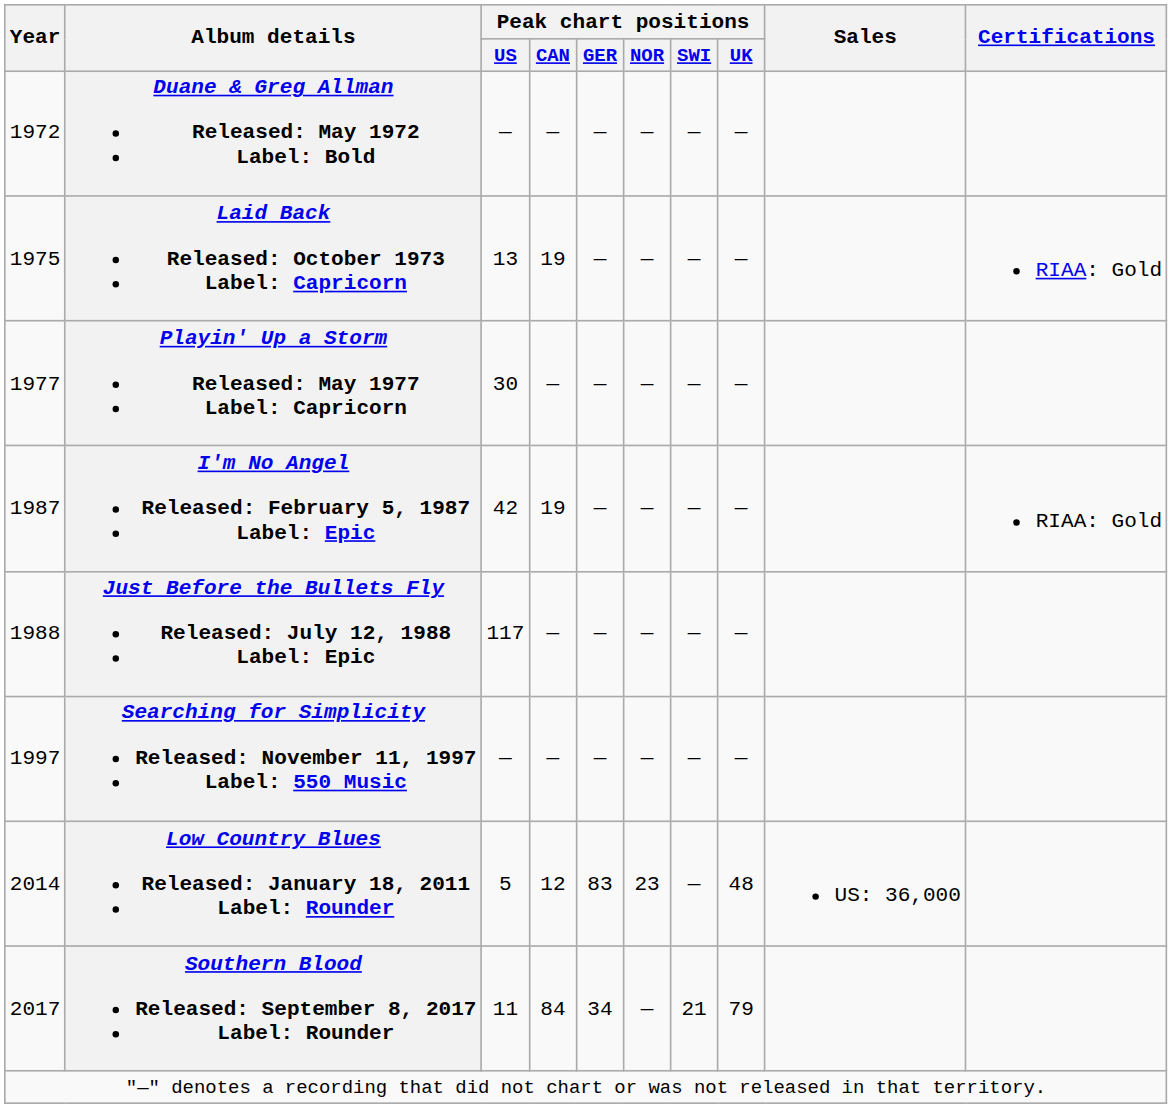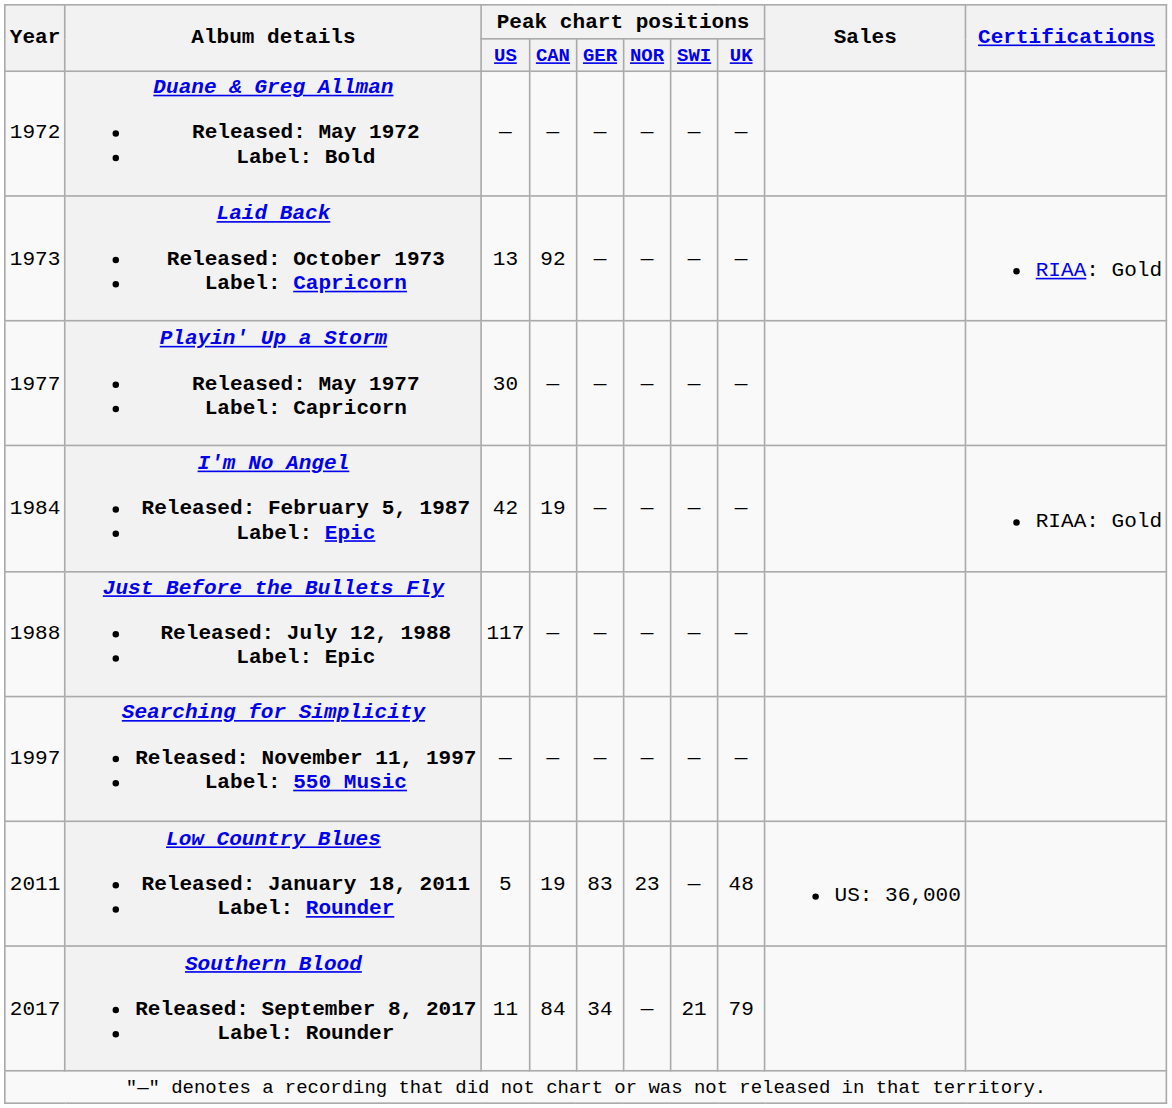(35, 259) 1975 -> (35, 259) 1973
(553, 259) 19 -> (553, 259) 92
(35, 509) 1987 -> (35, 509) 1984
(35, 884) 2014 -> (35, 884) 2011
(553, 884) 12 -> (553, 884) 19
